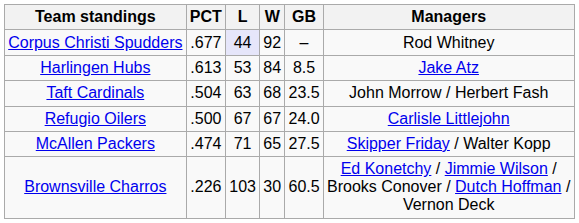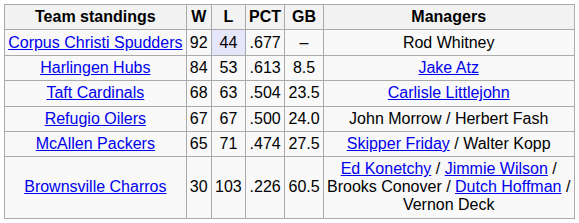columns swapped: (272, 17) <-> (206, 17)
(449, 93) John Morrow / Herbert Fash -> (449, 93) Carlisle Littlejohn
(449, 118) Carlisle Littlejohn -> (449, 118) John Morrow / Herbert Fash
